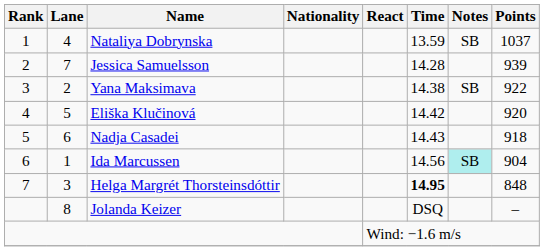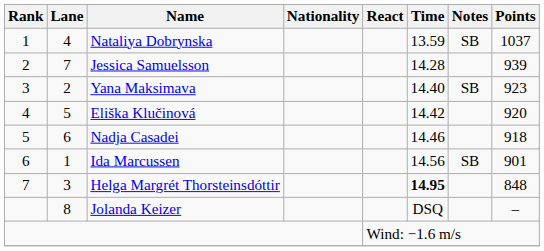(428, 88) 14.38 -> (428, 88) 14.40
(515, 88) 922 -> (515, 88) 923
(428, 137) 14.43 -> (428, 137) 14.46
(470, 161) paleturquoise background -> (470, 161) no background
(515, 161) 904 -> (515, 161) 901
